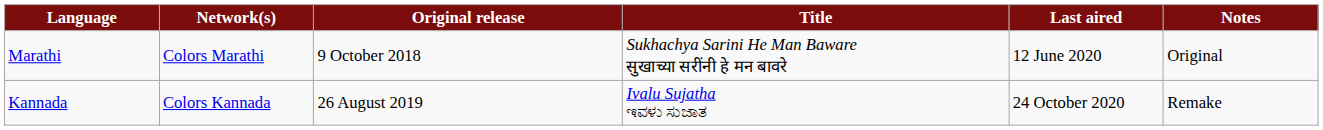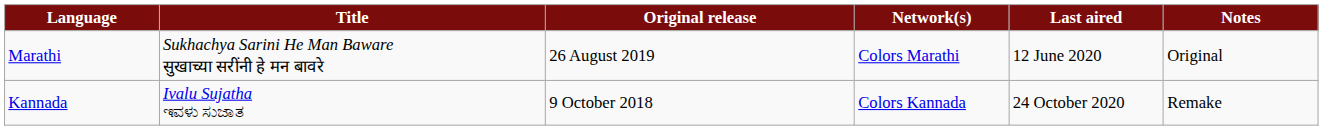columns swapped: (816, 17) <-> (236, 17)
(369, 55) 9 October 2018 -> (602, 55) 26 August 2019
(370, 102) 26 August 2019 -> (601, 102) 9 October 2018
